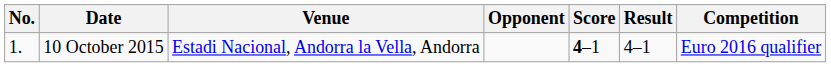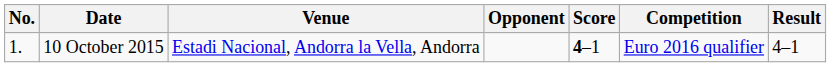columns swapped: (648, 18) <-> (751, 18)
